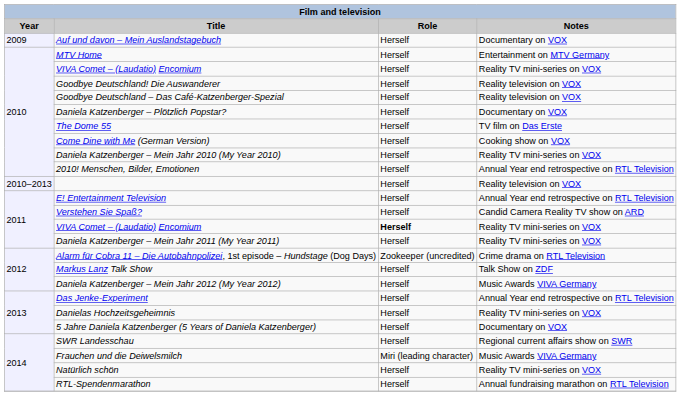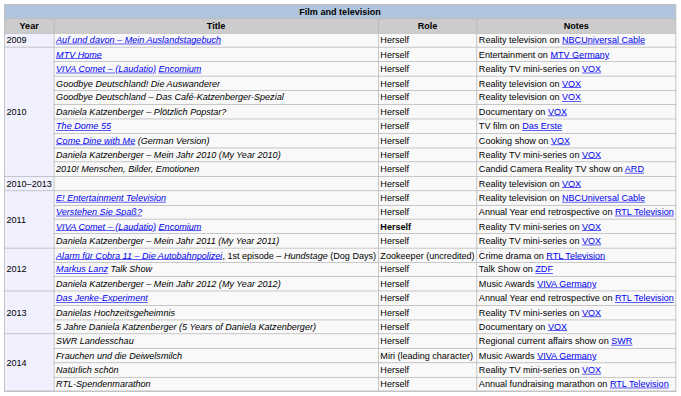(523, 41) Documentary on VOX -> (562, 41) Reality television on NBCUniversal Cable
(576, 170) Annual Year end retrospective on RTL Television -> (561, 170) Candid Camera Reality TV show on ARD
(576, 198) Annual Year end retrospective on RTL Television -> (562, 198) Reality television on NBCUniversal Cable
(561, 213) Candid Camera Reality TV show on ARD -> (576, 213) Annual Year end retrospective on RTL Television
